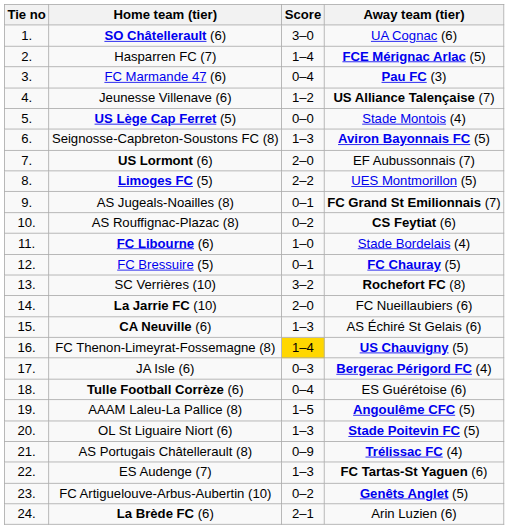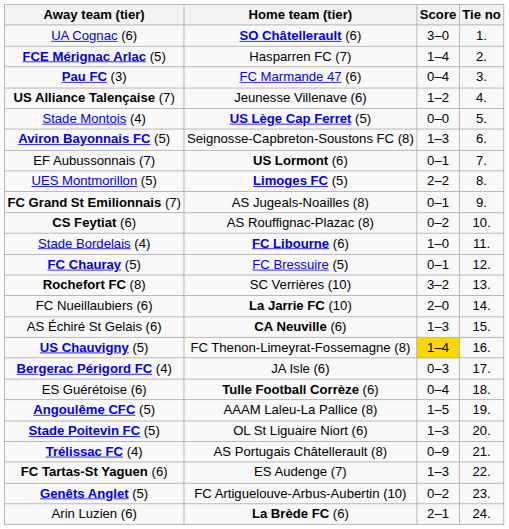columns swapped: (27, 14) <-> (414, 14)
(303, 160) 2–0 -> (438, 160) 0–1
